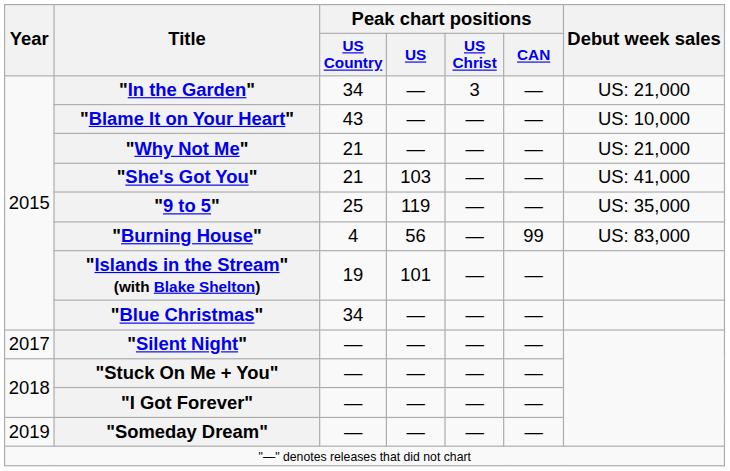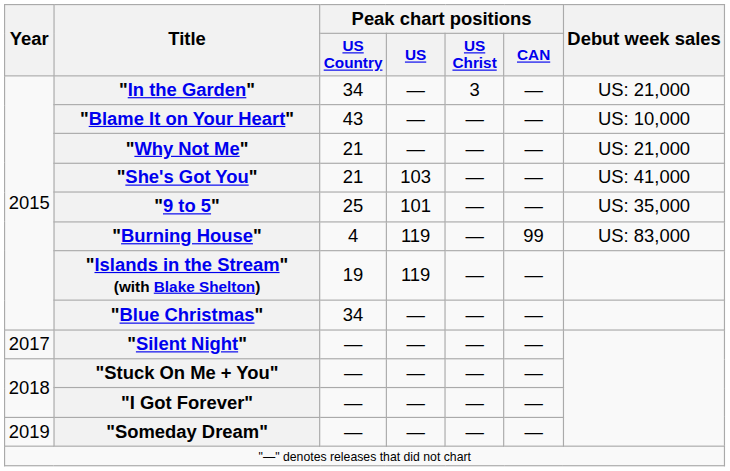(416, 206) 119 -> (416, 206) 101
(416, 235) 56 -> (416, 235) 119
(416, 275) 101 -> (416, 275) 119
